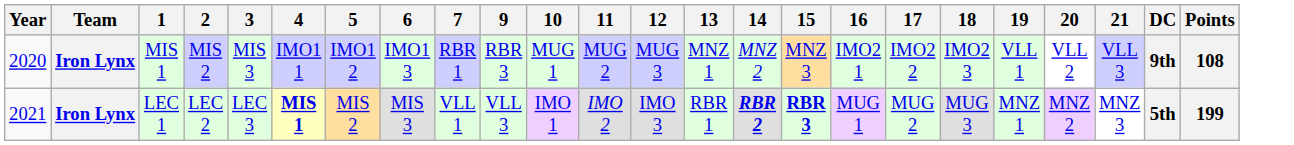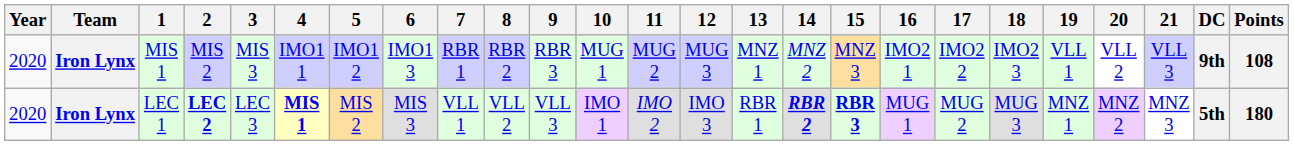+ column: (507, 19)
(28, 113) 2021 -> (28, 113) 2020
(205, 113) normal -> (207, 113) bold
(1210, 113) 199 -> (1259, 113) 180
